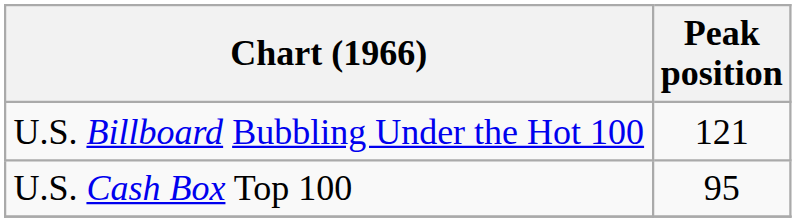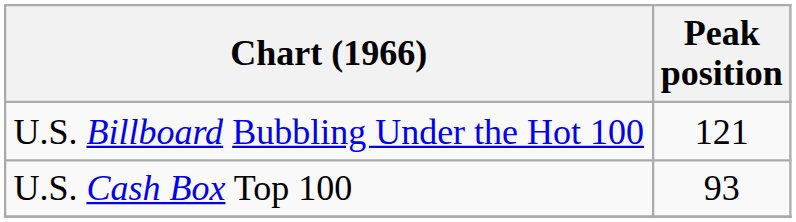(722, 187) 95 -> (722, 187) 93
